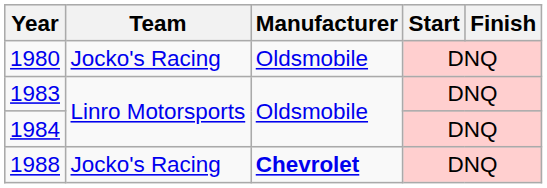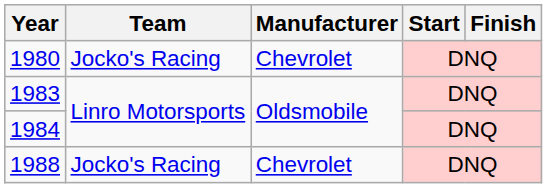(312, 58) Oldsmobile -> (304, 58) Chevrolet
(308, 165) bold -> (304, 165) normal
